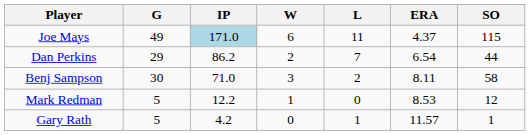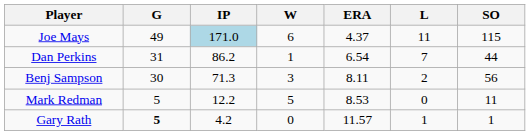columns swapped: (357, 15) <-> (424, 15)
(157, 57) 29 -> (157, 57) 31
(290, 57) 2 -> (290, 57) 1
(224, 78) 71.0 -> (224, 78) 71.3
(491, 78) 58 -> (491, 78) 56
(290, 99) 1 -> (290, 99) 5
(491, 99) 12 -> (491, 99) 11
(157, 120) normal -> (157, 120) bold
